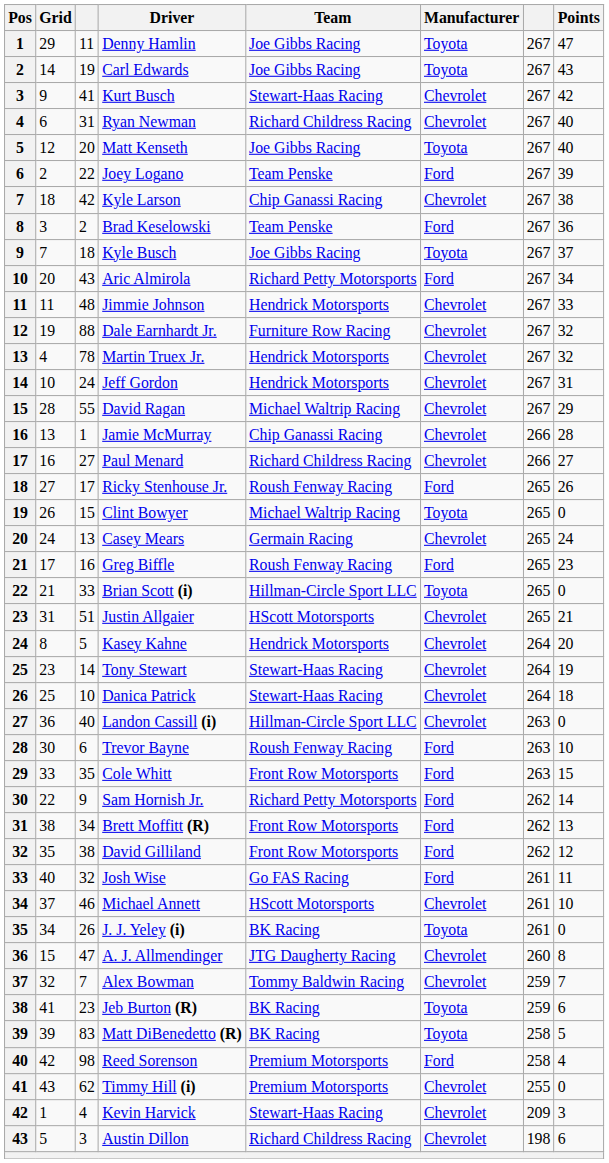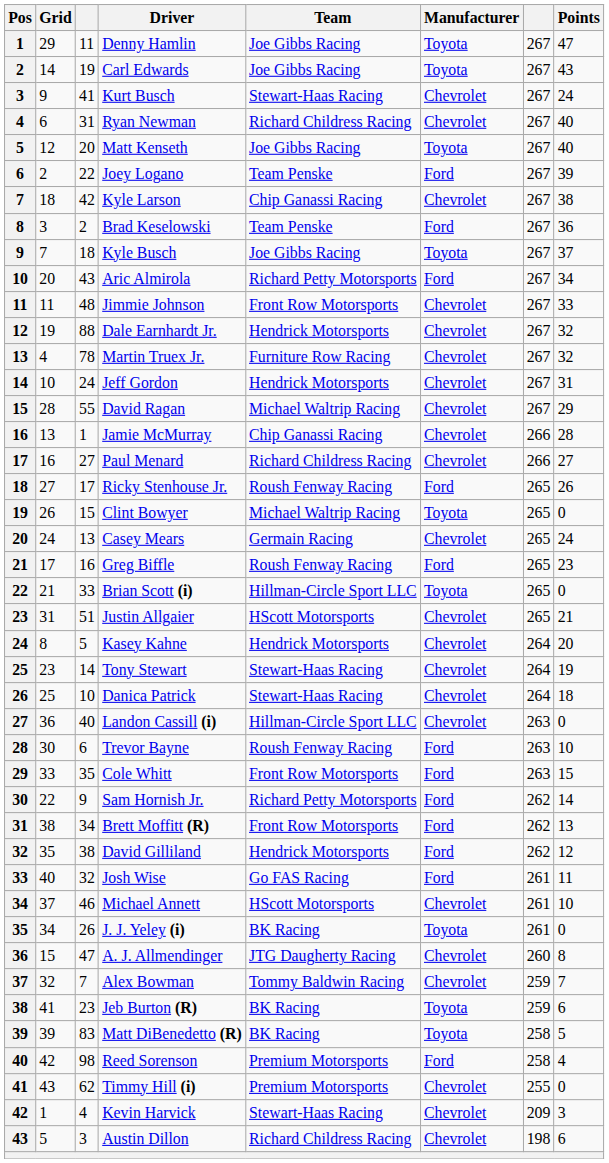(566, 95) 42 -> (566, 95) 24
(319, 304) Hendrick Motorsports -> (324, 304) Front Row Motorsports
(320, 330) Furniture Row Racing -> (319, 330) Hendrick Motorsports
(319, 356) Hendrick Motorsports -> (320, 356) Furniture Row Racing
(324, 851) Front Row Motorsports -> (319, 851) Hendrick Motorsports
